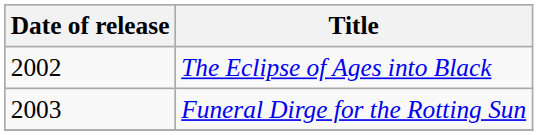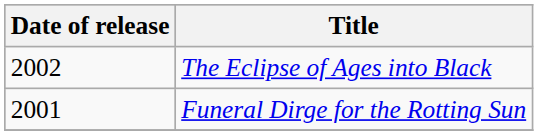(36, 109) 2003 -> (36, 109) 2001
